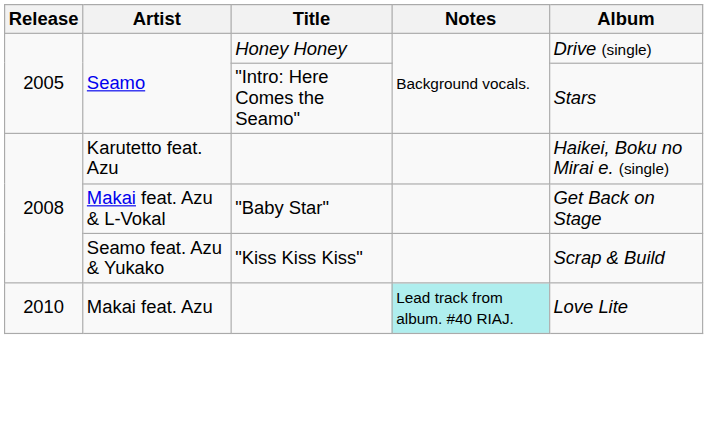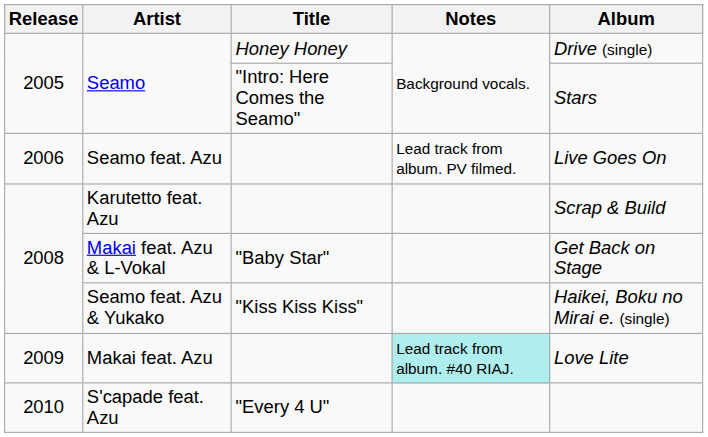+ row: (154, 158)
(618, 158) Haikei, Boku no Mirai e. (single) -> (610, 208) Scrap & Build
(609, 258) Scrap & Build -> (618, 308) Haikei, Boku no Mirai e. (single)
(44, 308) 2010 -> (44, 357) 2009
+ row: (145, 407)
